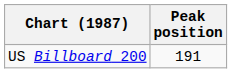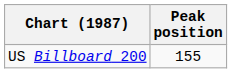(188, 56) 191 -> (188, 56) 155
